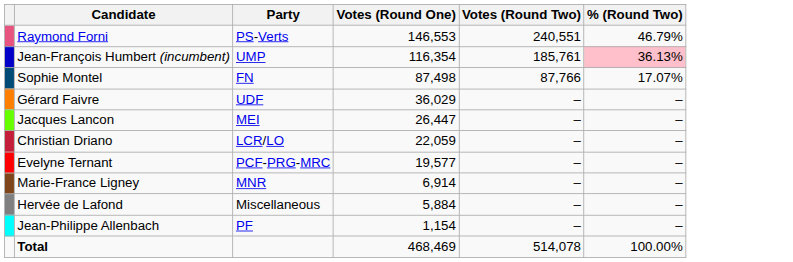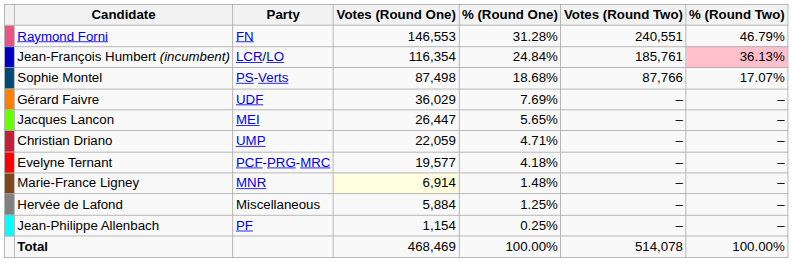+ column: (510, 15)
(262, 36) PS-Verts -> (245, 36) FN
(251, 57) UMP -> (260, 57) LCR/LO
(245, 78) FN -> (262, 78) PS-Verts
(260, 141) LCR/LO -> (251, 141) UMP
(439, 183) no background -> (439, 183) lightyellow background
